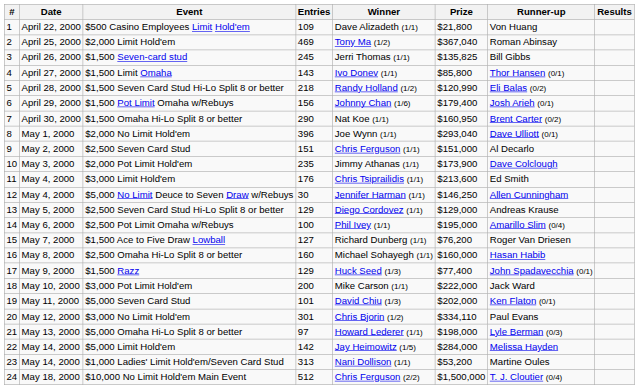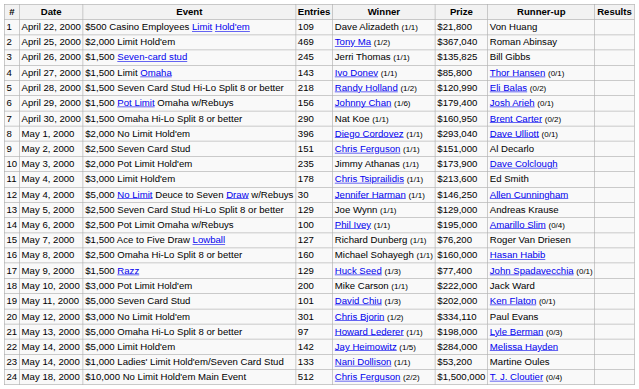(366, 133) Joe Wynn (1/1) -> (379, 133) Diego Cordovez (1/1)
(306, 179) 176 -> (306, 179) 178
(379, 210) Diego Cordovez (1/1) -> (366, 210) Joe Wynn (1/1)
(306, 362) 313 -> (306, 362) 133
